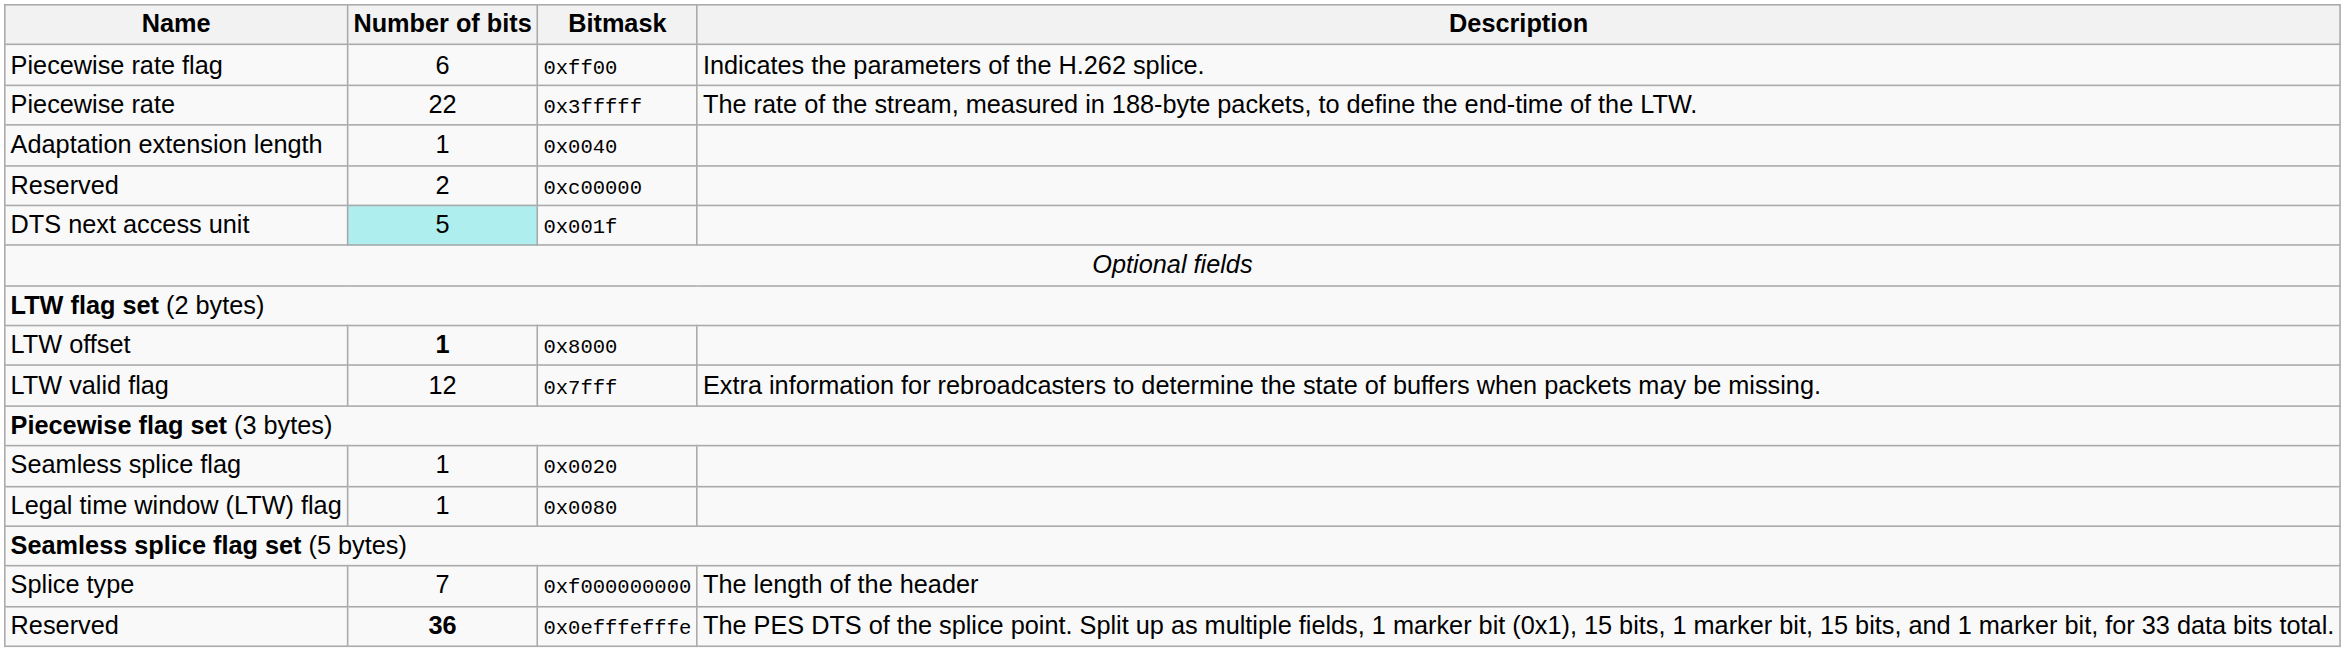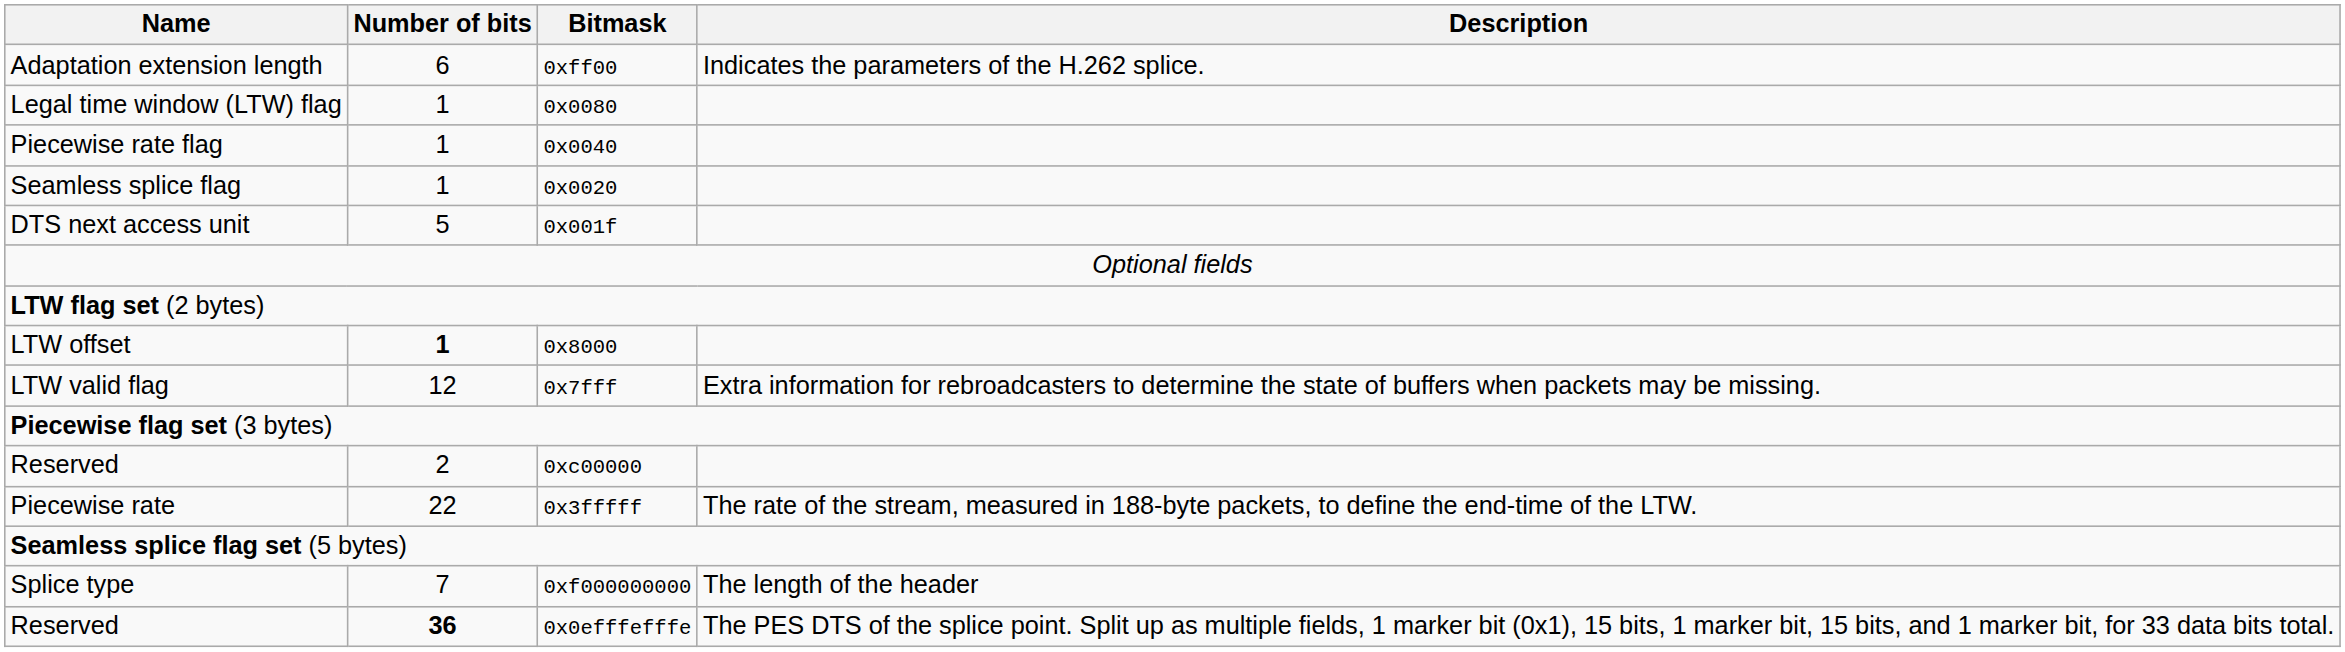(117, 64) Piecewise rate flag -> (167, 64) Adaptation extension length
rows swapped: (580, 508) <-> (593, 107)
(167, 144) Adaptation extension length -> (117, 144) Piecewise rate flag
rows swapped: (580, 468) <-> (593, 188)
(443, 225) paleturquoise background -> (443, 225) no background
